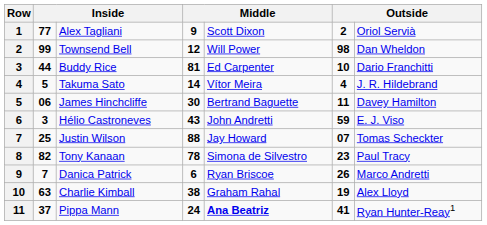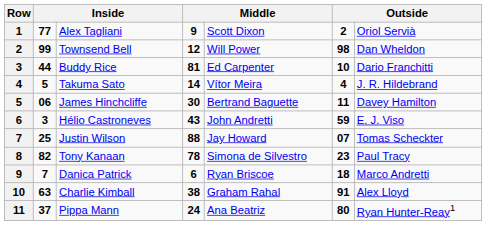(343, 174) 26 -> (343, 174) 18
(343, 192) 19 -> (343, 192) 91
(238, 210) bold -> (236, 210) normal
(343, 210) 41 -> (343, 210) 80
